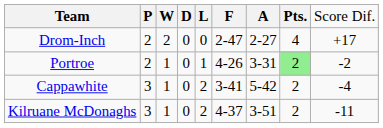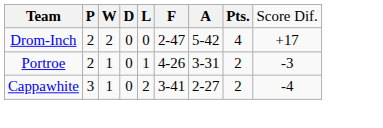(263, 39) 2-27 -> (206, 39) 5-42
(295, 63) lightgreen background -> (238, 63) no background
(345, 63) -2 -> (287, 63) -3
(263, 87) 5-42 -> (206, 87) 2-27
- row: (72, 110)
